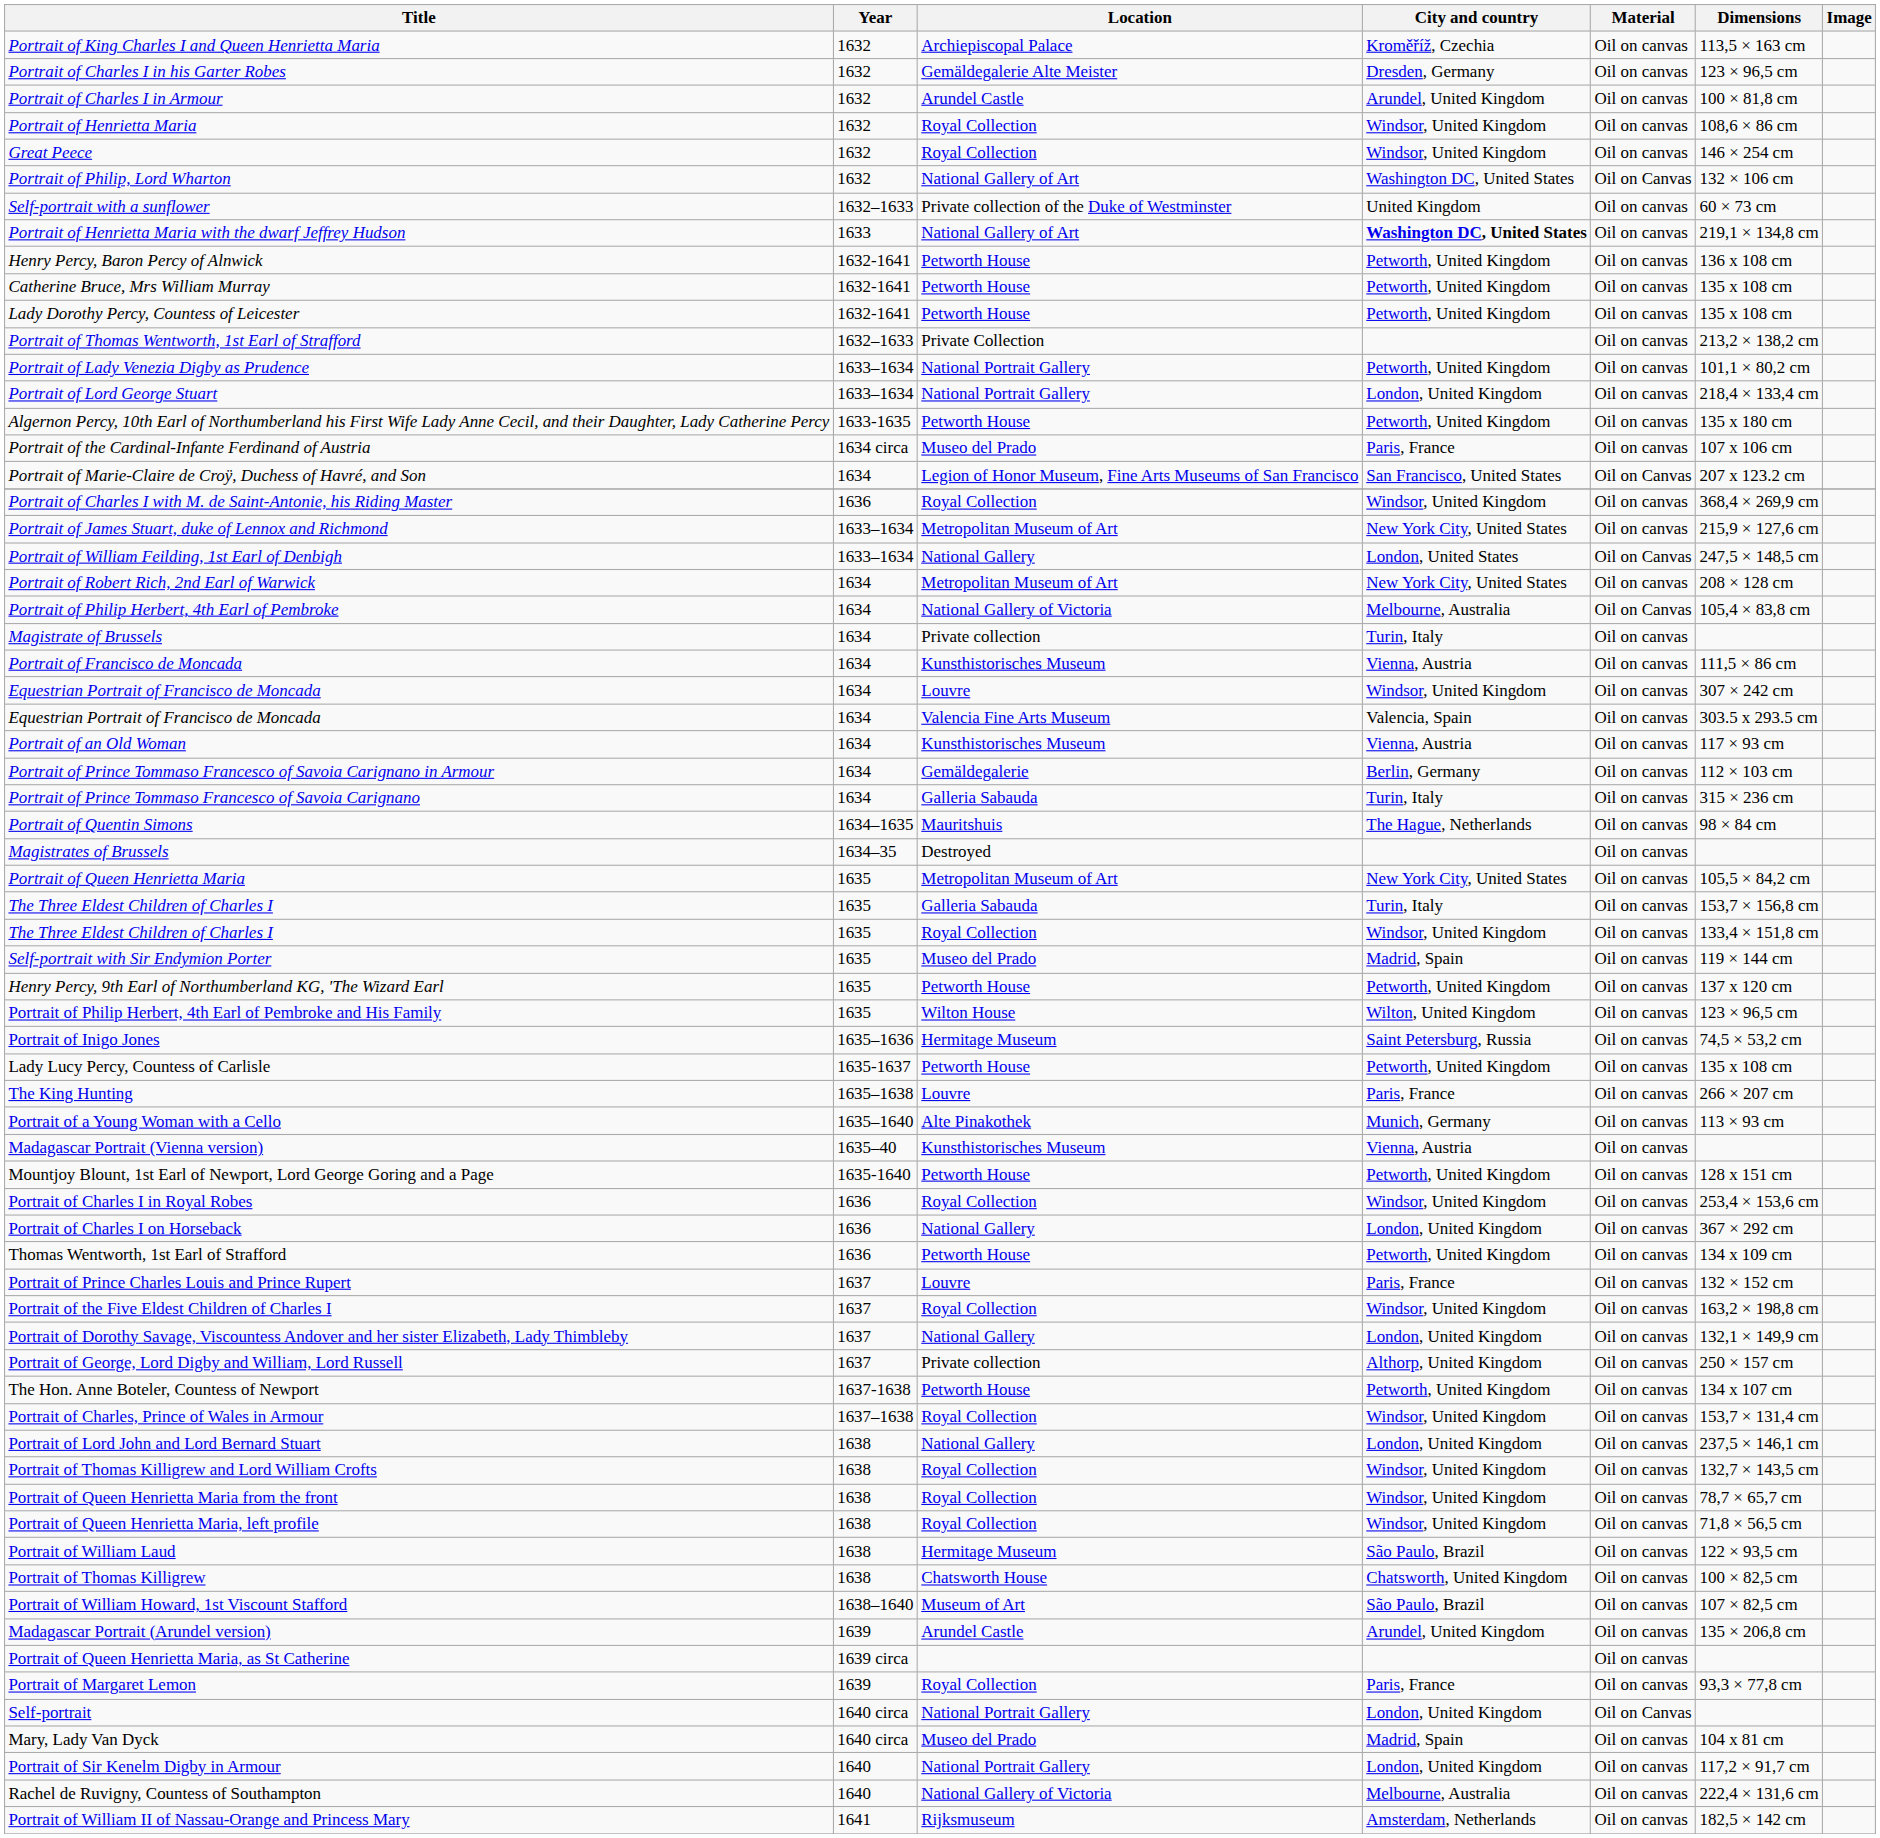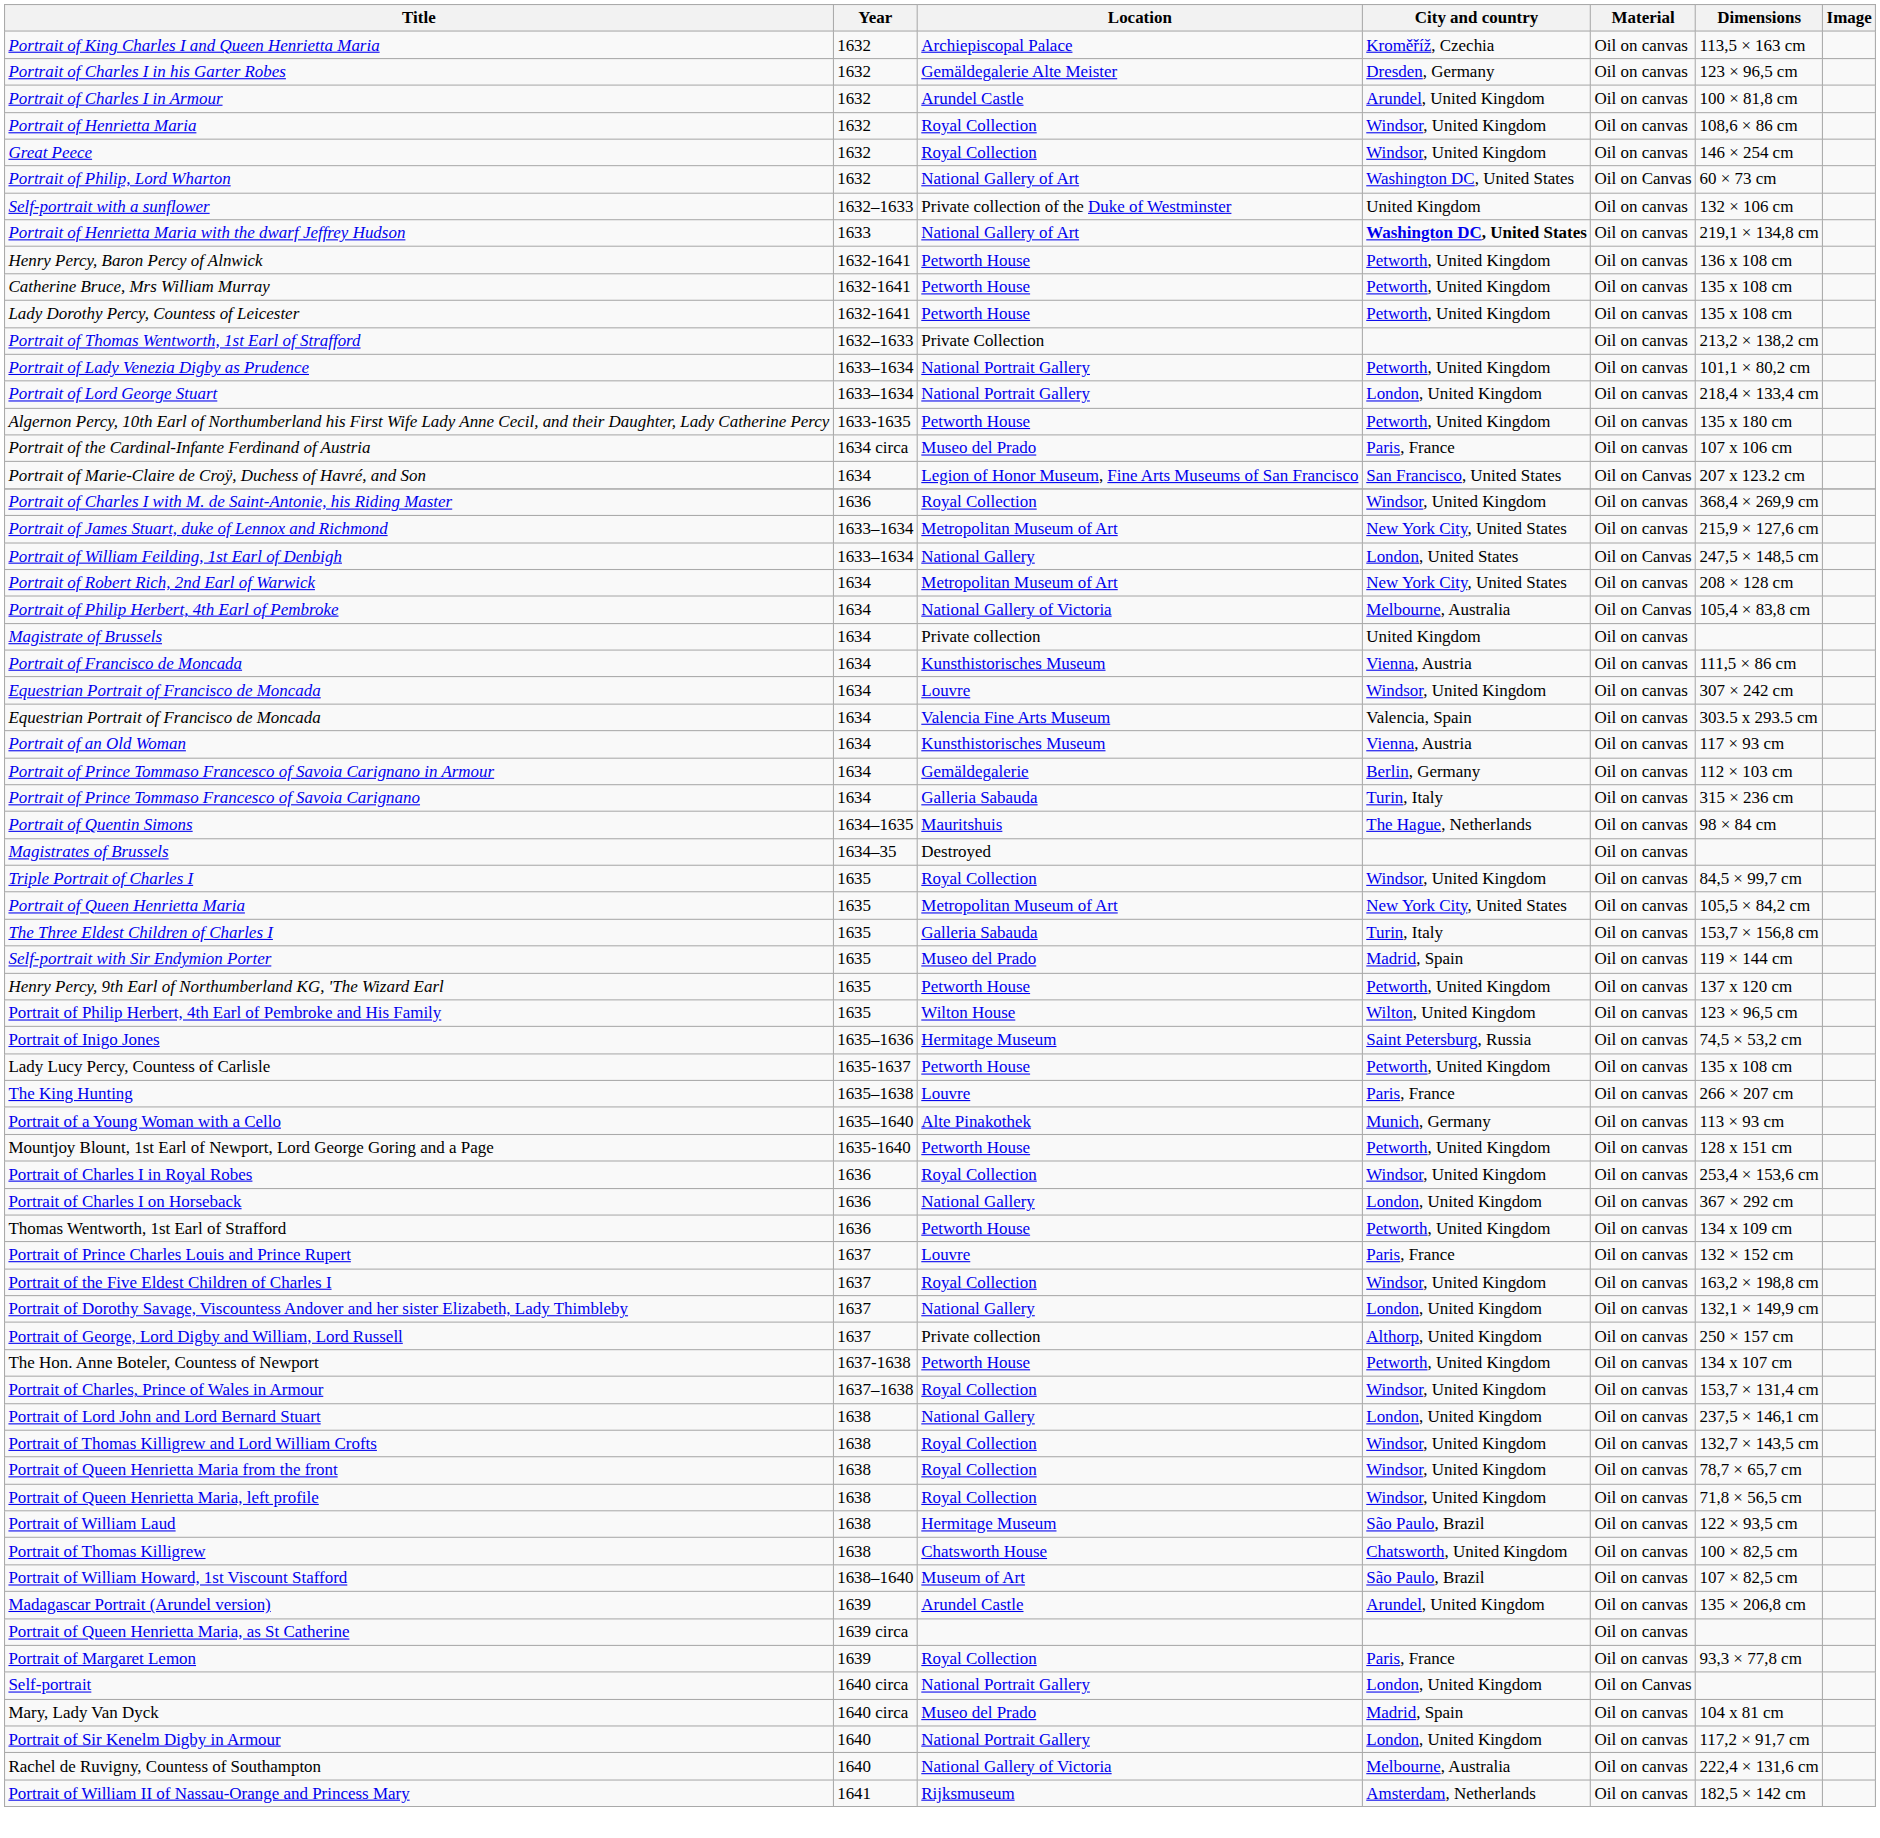(1746, 179) 132 × 106 cm -> (1738, 179) 60 × 73 cm
(1738, 206) 60 × 73 cm -> (1746, 206) 132 × 106 cm
(1405, 636) Turin, Italy -> (1424, 636) United Kingdom
+ row: (101, 878)
- row: (141, 932)
- row: (136, 1147)
